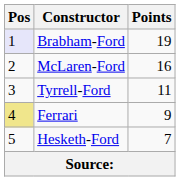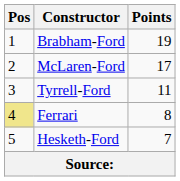(12, 41) lavender background -> (12, 41) no background
(164, 66) 16 -> (164, 66) 17
(168, 115) 9 -> (168, 115) 8
